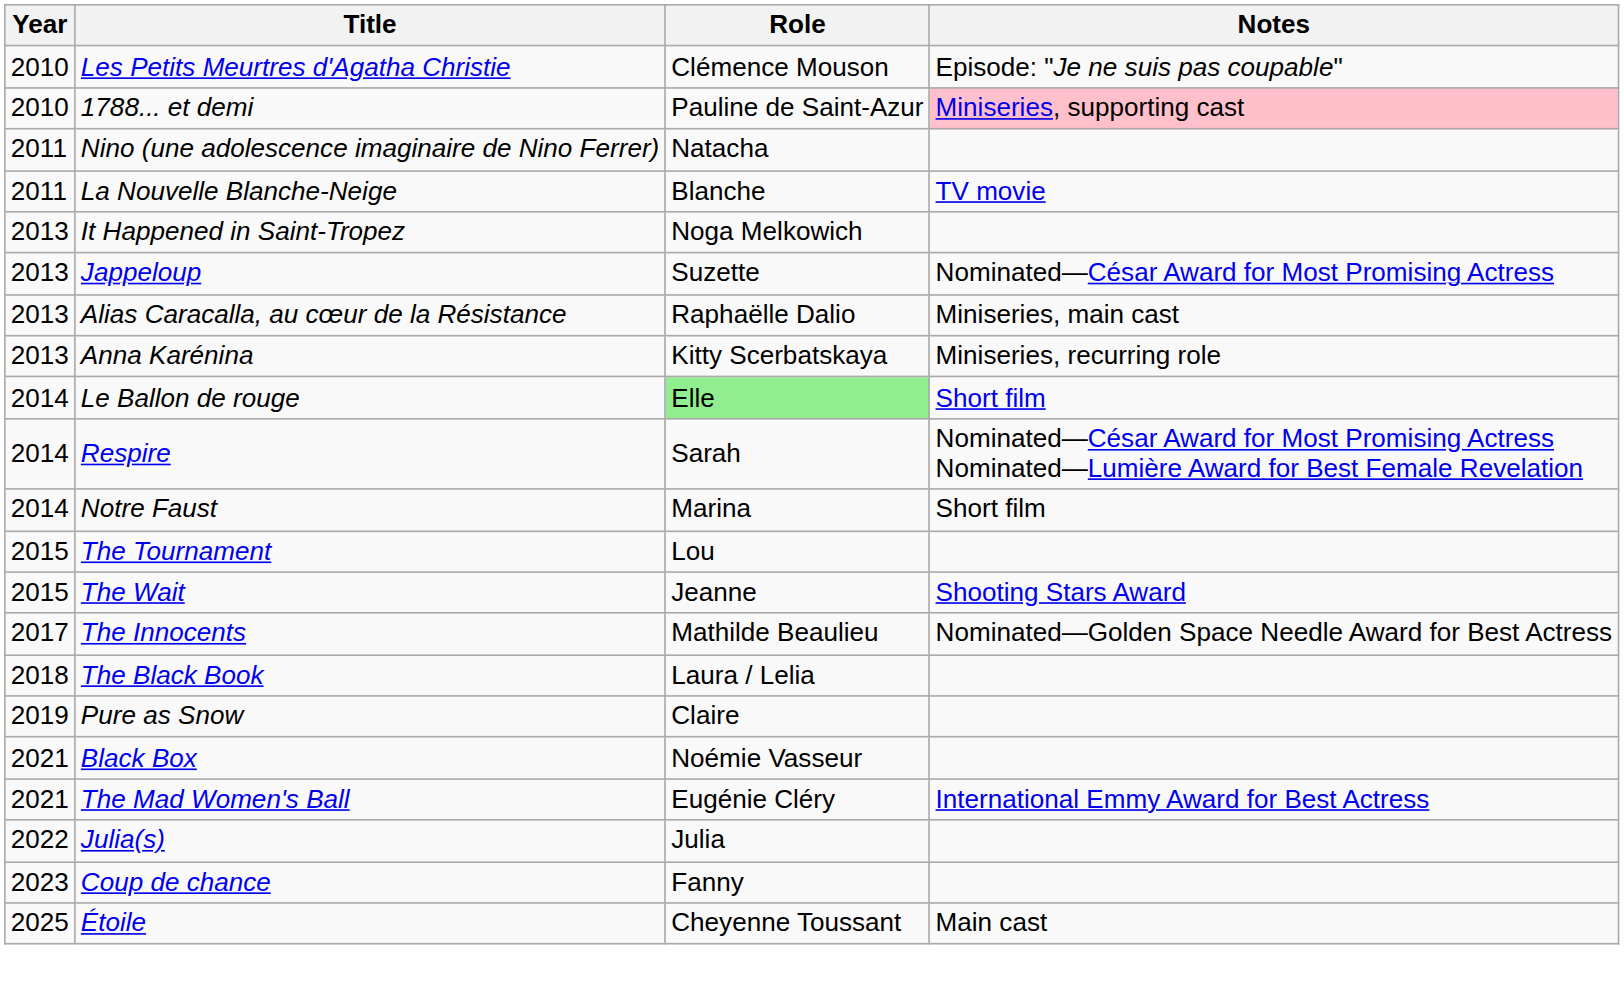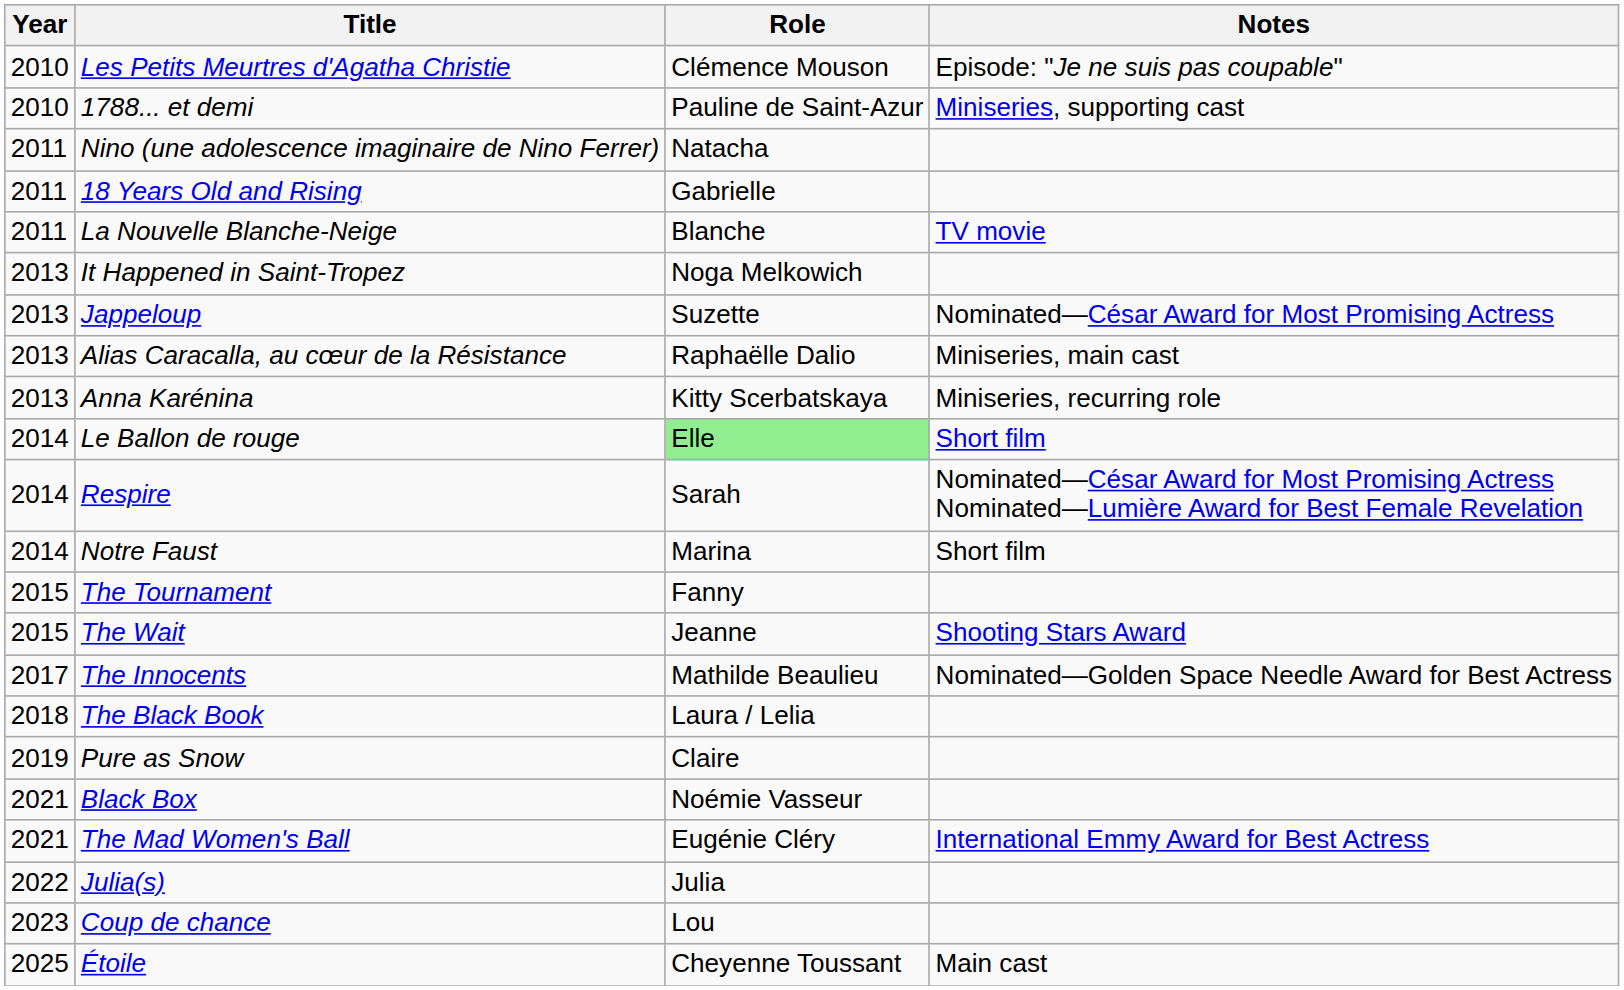(1090, 107) pink background -> (1090, 107) no background
+ row: (221, 190)
(693, 550) Lou -> (708, 592) Fanny
(708, 881) Fanny -> (693, 923) Lou
